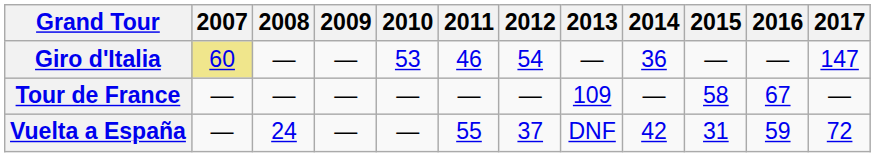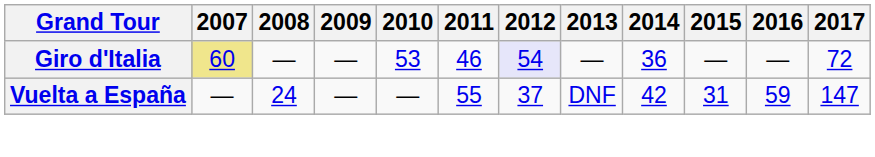(530, 59) no background -> (530, 59) lavender background
(840, 59) 147 -> (840, 59) 72
- row: (98, 95)
(840, 132) 72 -> (840, 95) 147
